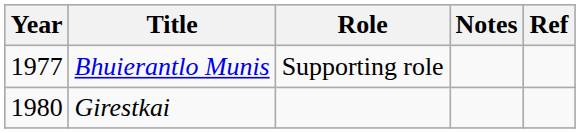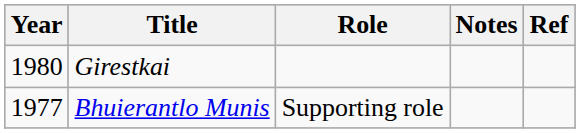rows swapped: (172, 66) <-> (122, 107)
